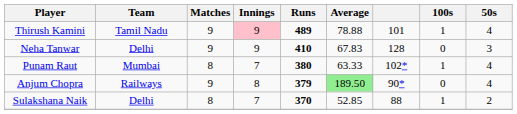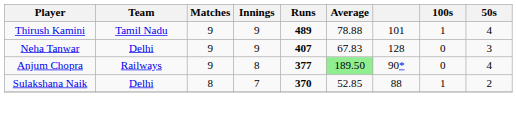(257, 30) pink background -> (257, 30) no background
(303, 48) 410 -> (303, 48) 407
- row: (50, 65)
(303, 83) 379 -> (303, 65) 377
